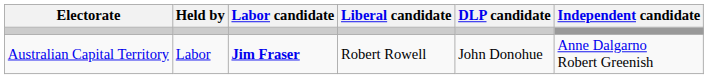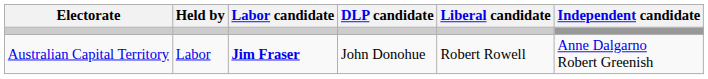columns swapped: (396, 16) <-> (504, 16)
